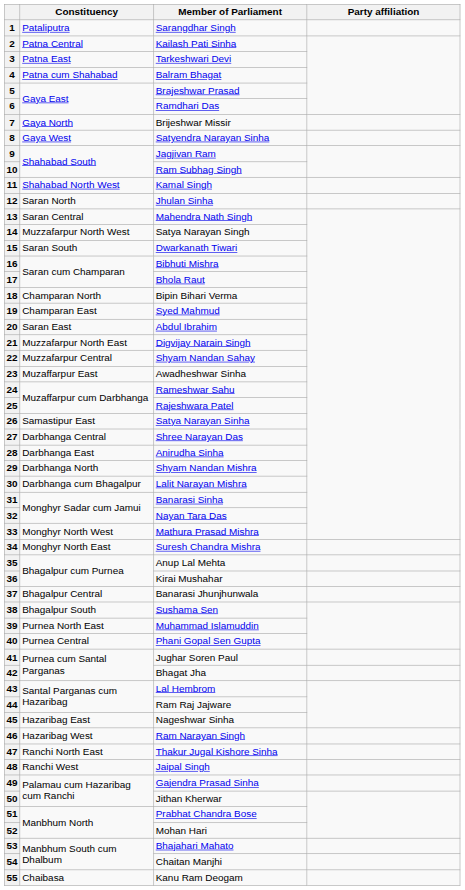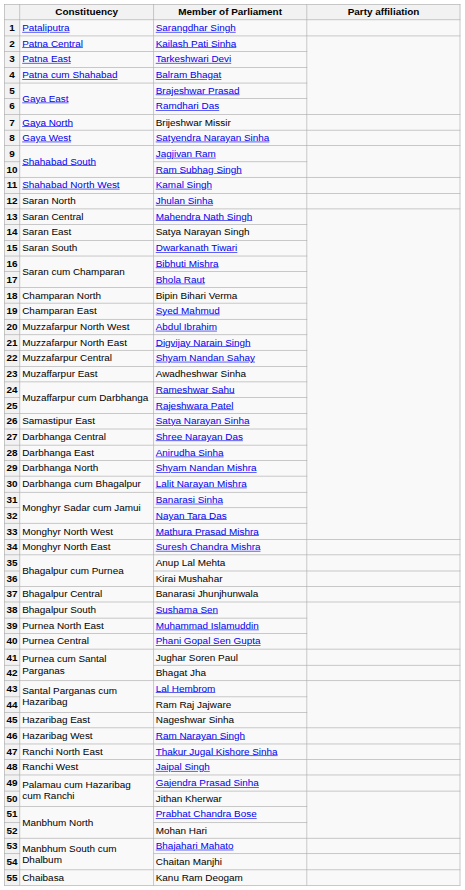(76, 232) Muzzafarpur North West -> (47, 232) Saran East
(47, 327) Saran East -> (76, 327) Muzzafarpur North West
